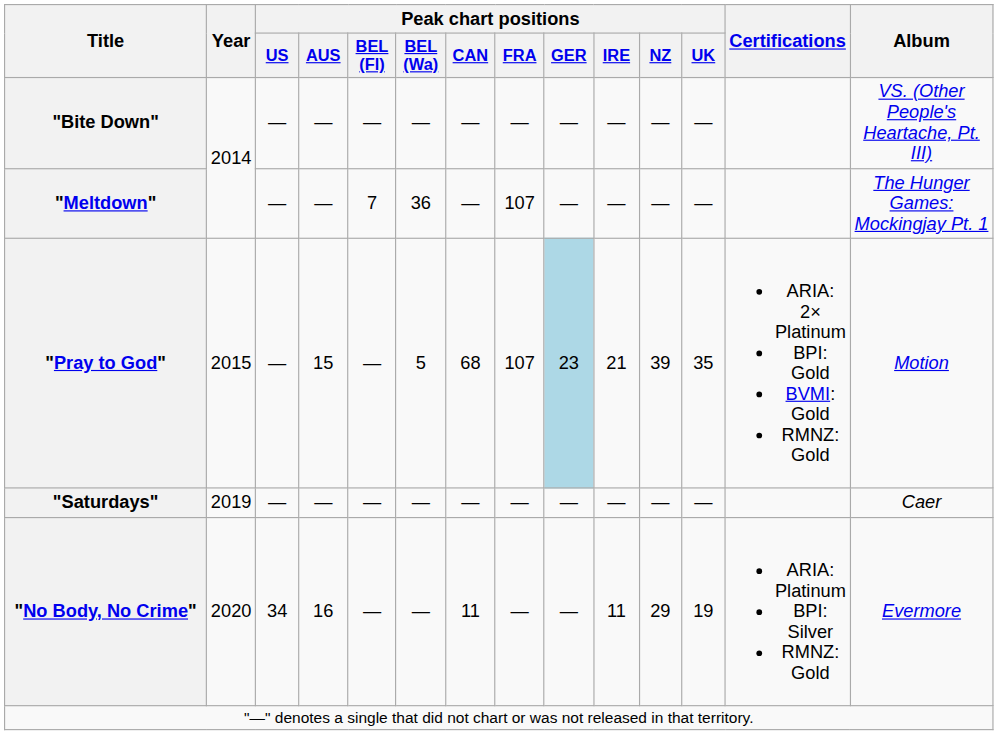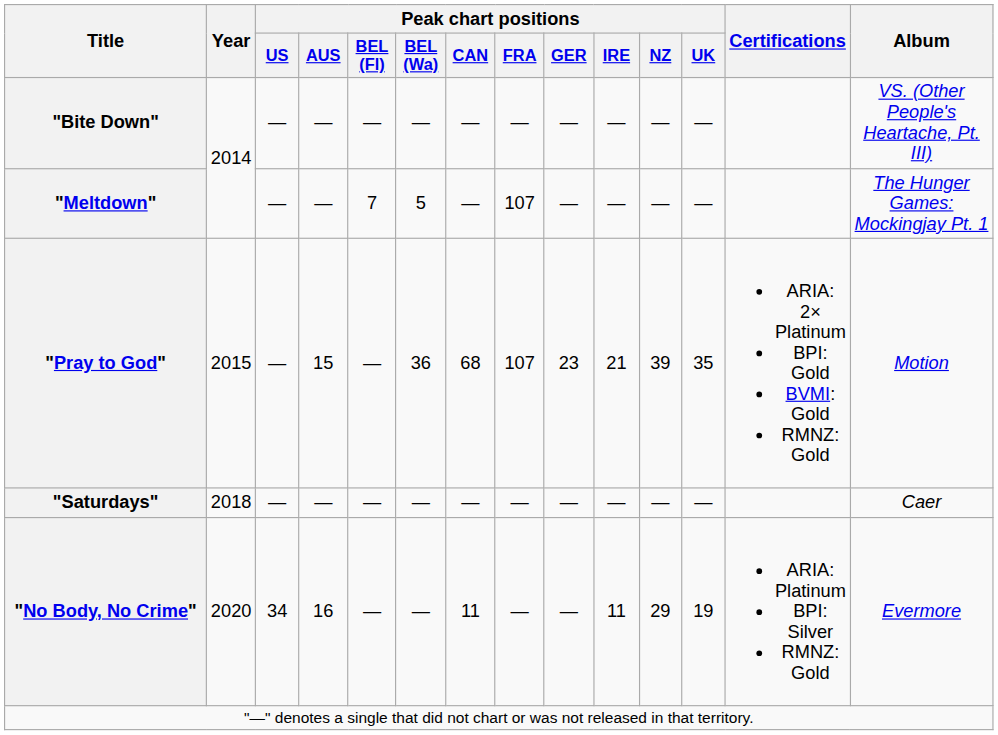(421, 203) 36 -> (421, 203) 5
(421, 363) 5 -> (421, 363) 36
(569, 363) lightblue background -> (569, 363) no background
(231, 502) 2019 -> (231, 502) 2018
